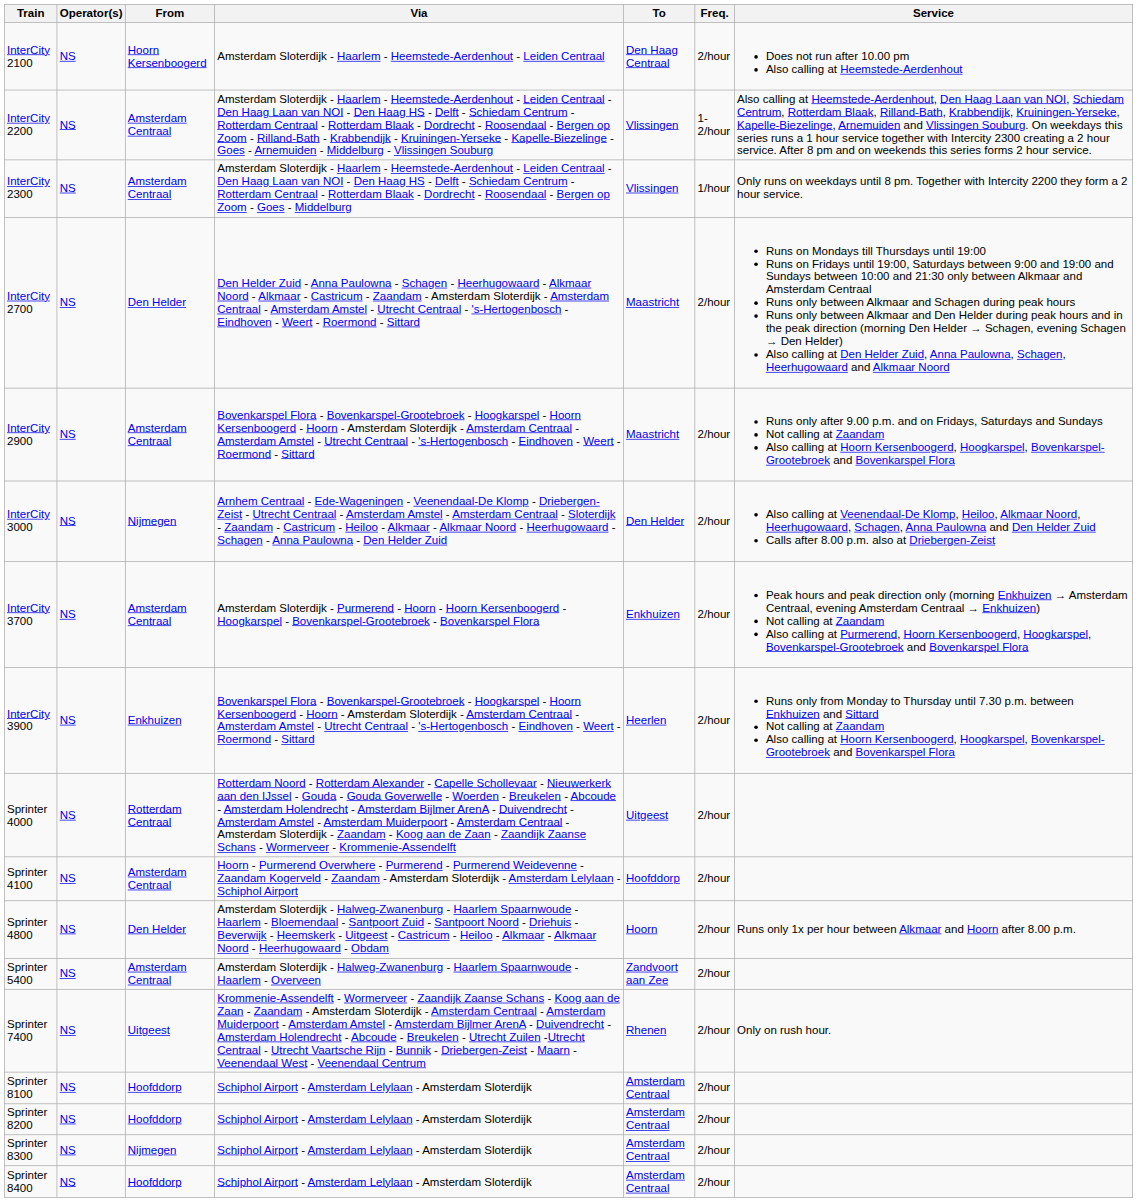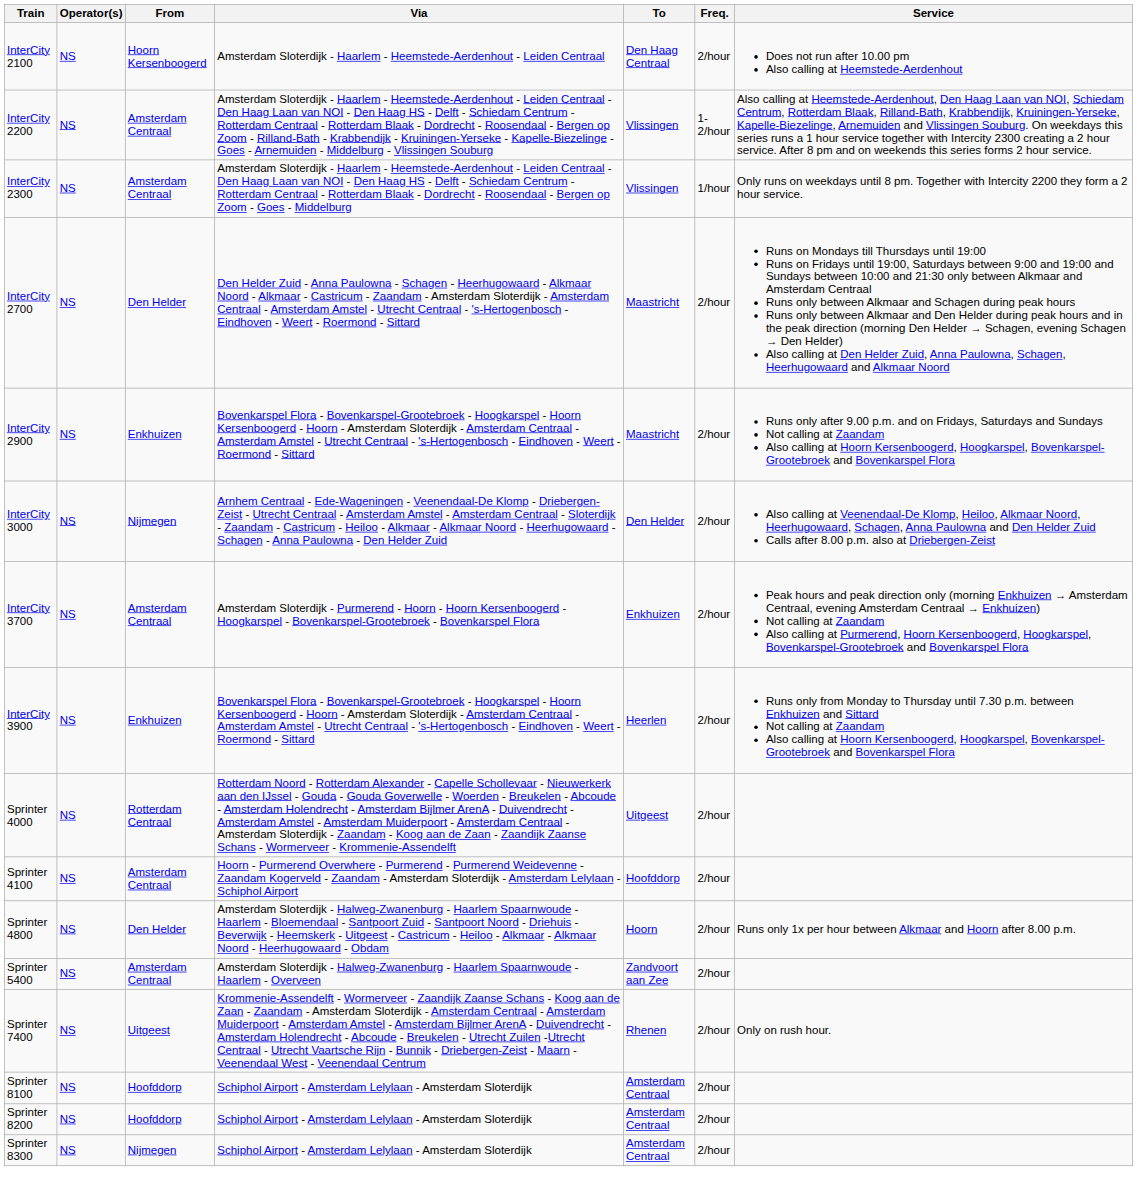(157, 434) Amsterdam Centraal -> (155, 434) Enkhuizen
- row: (27, 1181)
